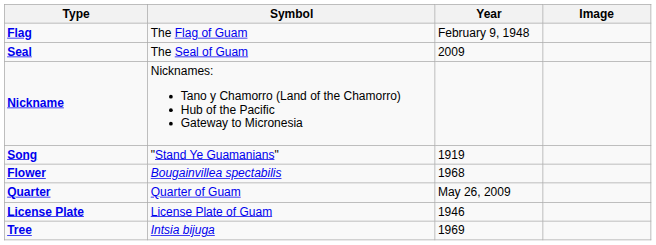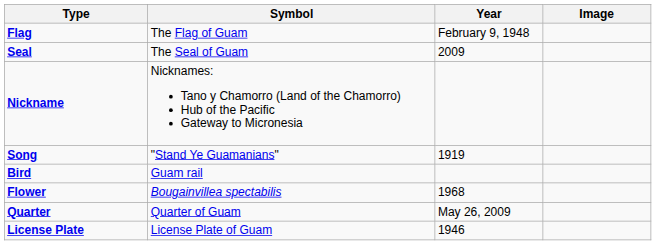+ row: (19, 173)
- row: (19, 230)
